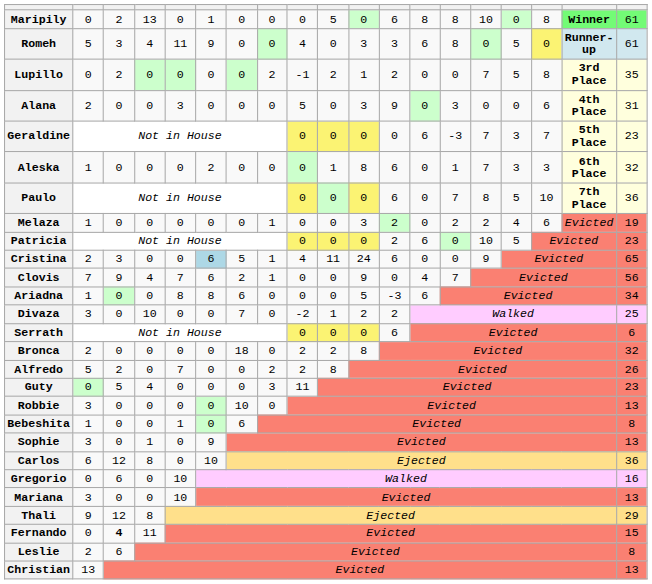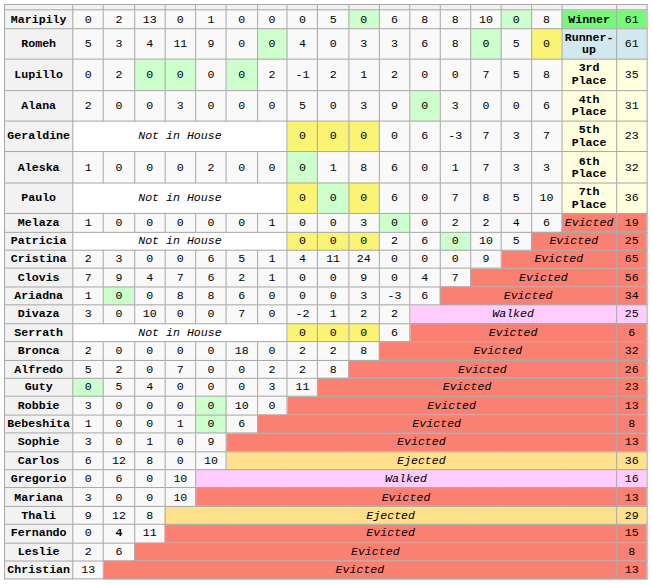(395, 223) 2 -> (395, 223) 0
(632, 241) 23 -> (632, 241) 25
(211, 259) lightblue background -> (211, 259) no background
(395, 259) 6 -> (395, 259) 0
(364, 296) 5 -> (364, 296) 3
